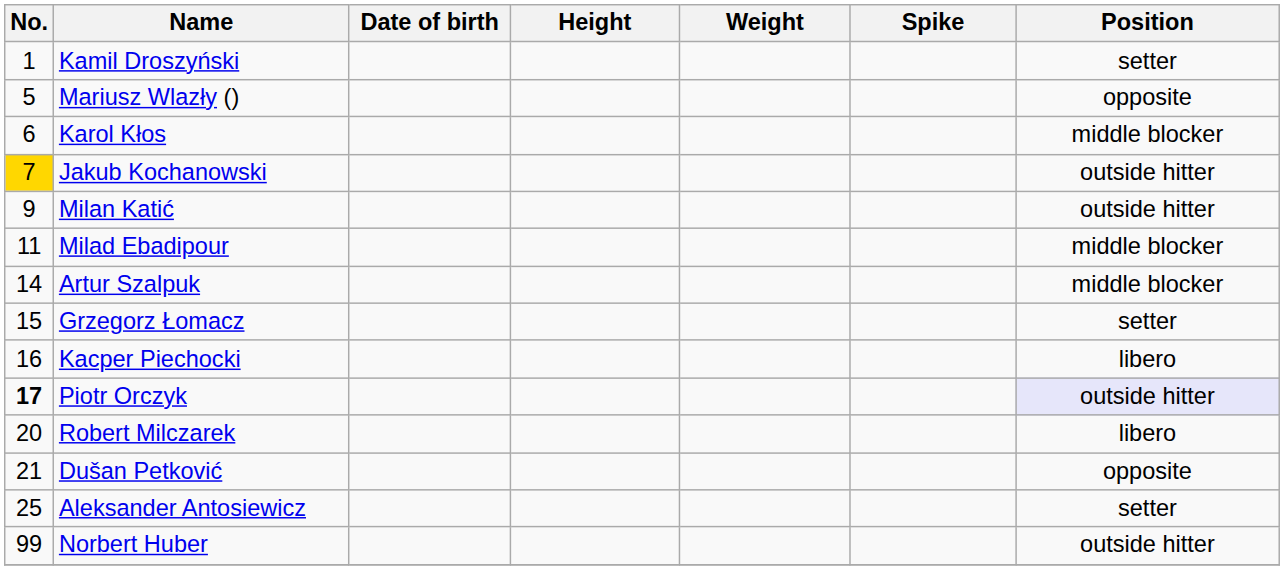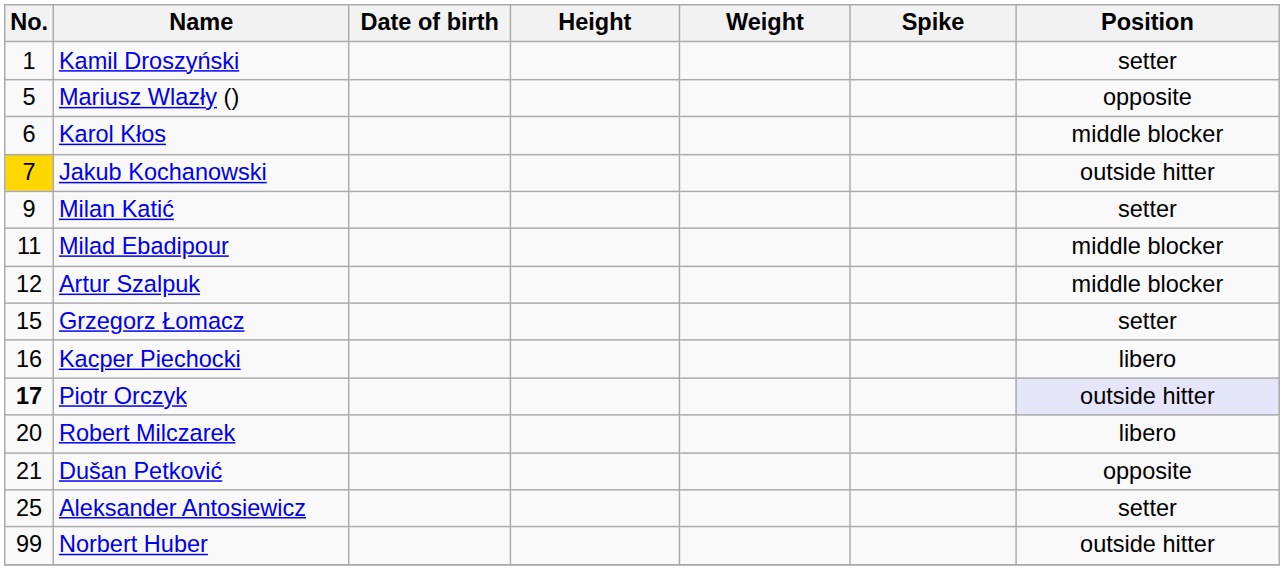(1147, 209) outside hitter -> (1147, 209) setter
(29, 284) 14 -> (29, 284) 12
